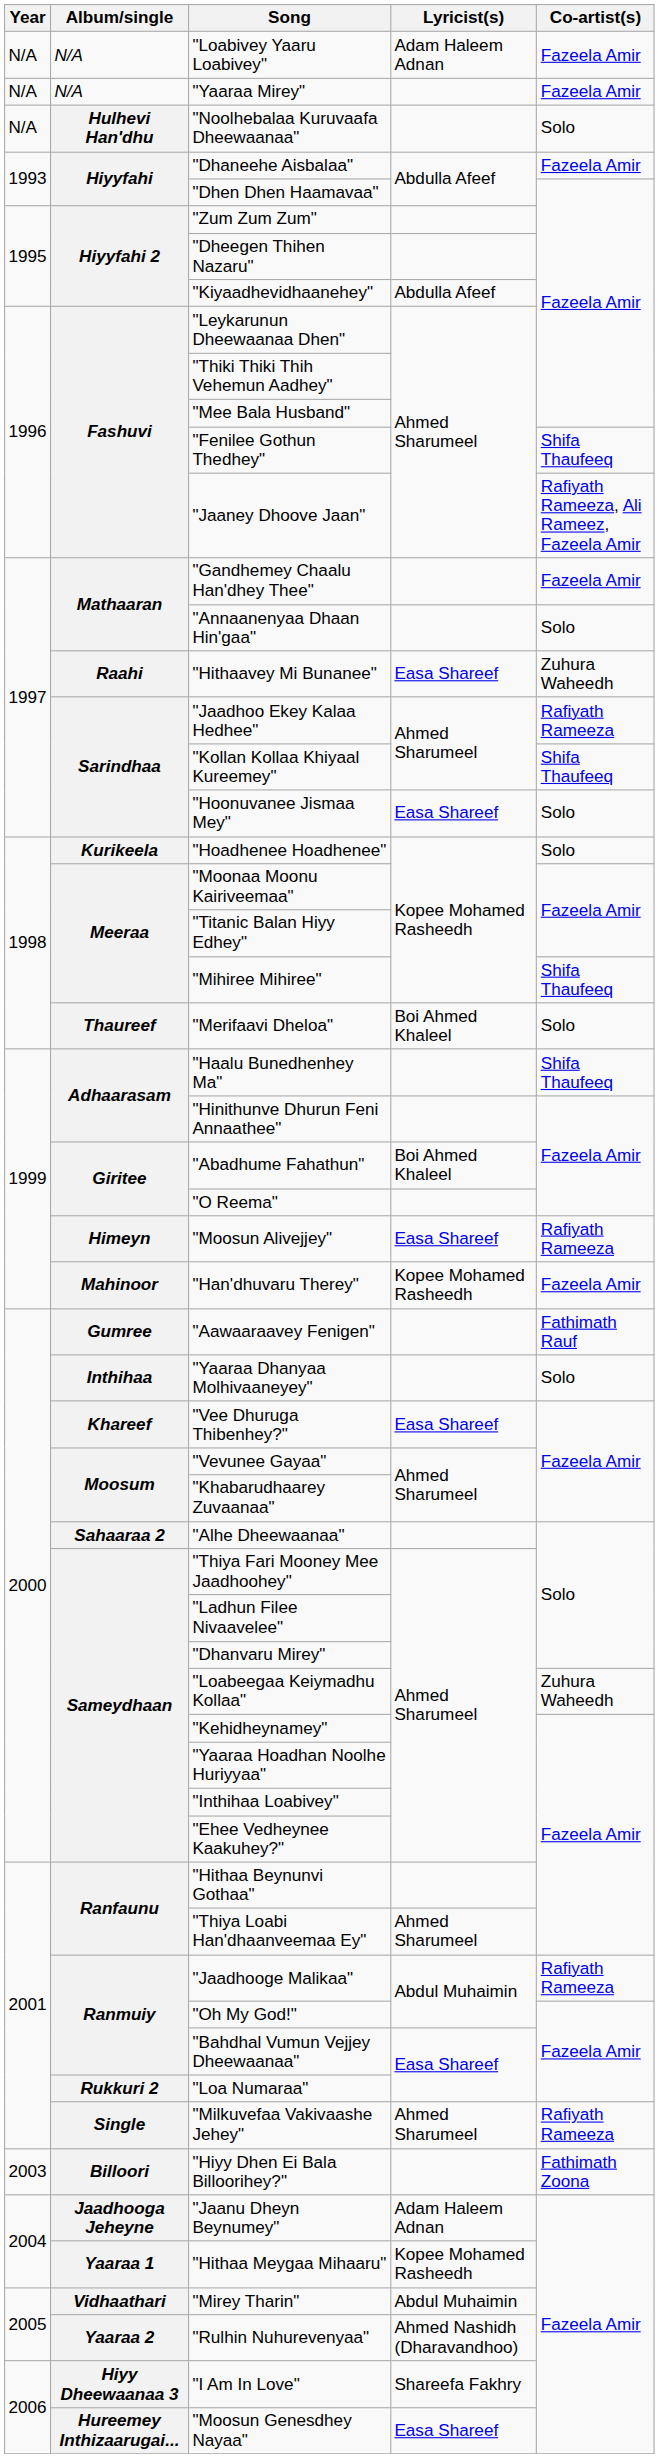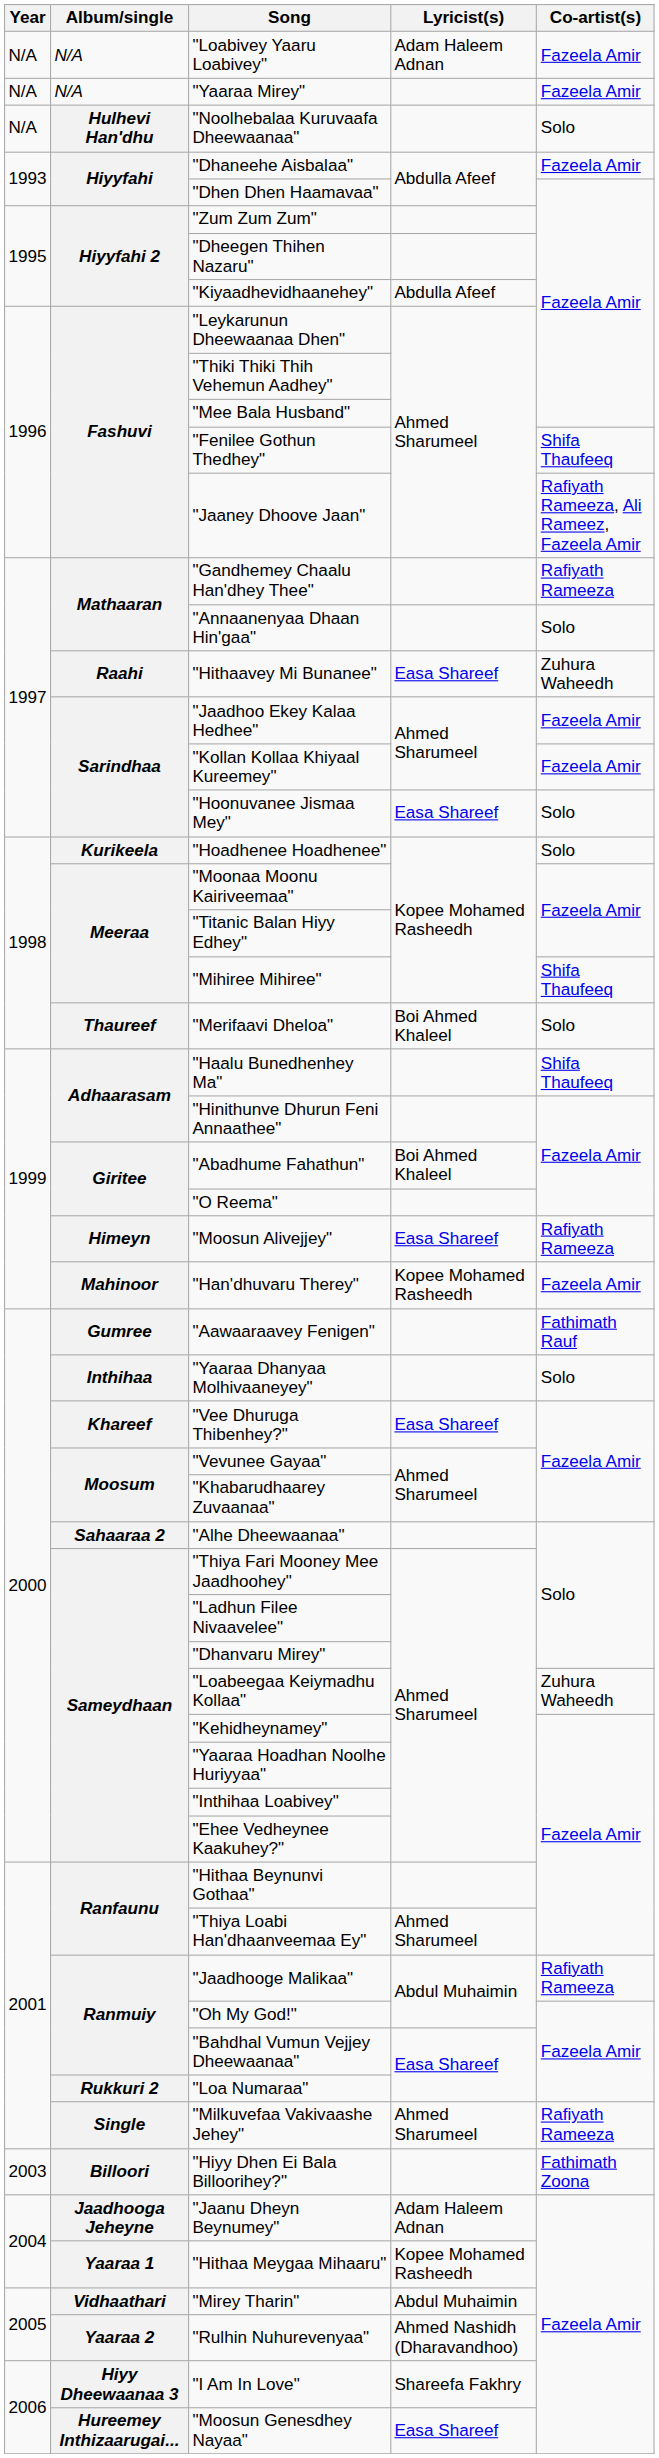(591, 581) Fazeela Amir -> (577, 581) Rafiyath Rameeza
(577, 720) Rafiyath Rameeza -> (591, 720) Fazeela Amir
(577, 766) Shifa Thaufeeq -> (591, 766) Fazeela Amir
